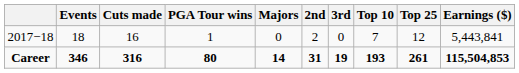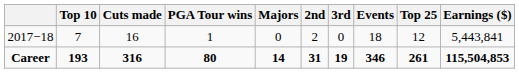columns swapped: (78, 15) <-> (375, 15)
